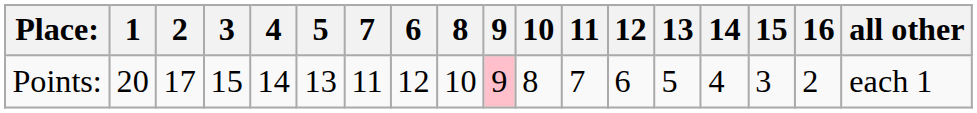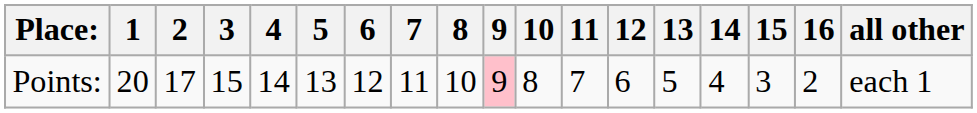columns swapped: (413, 30) <-> (367, 30)
